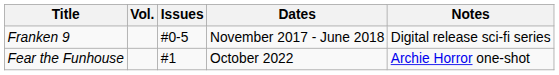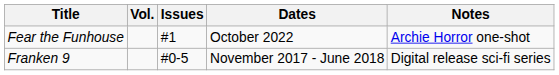rows swapped: (39, 37) <-> (66, 59)
